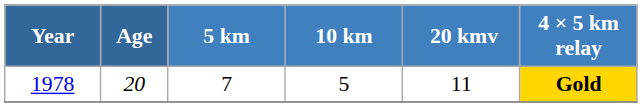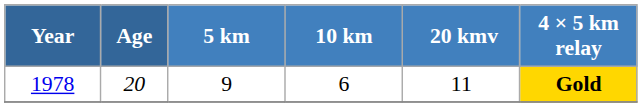(227, 84) 7 -> (227, 84) 9
(344, 84) 5 -> (344, 84) 6
